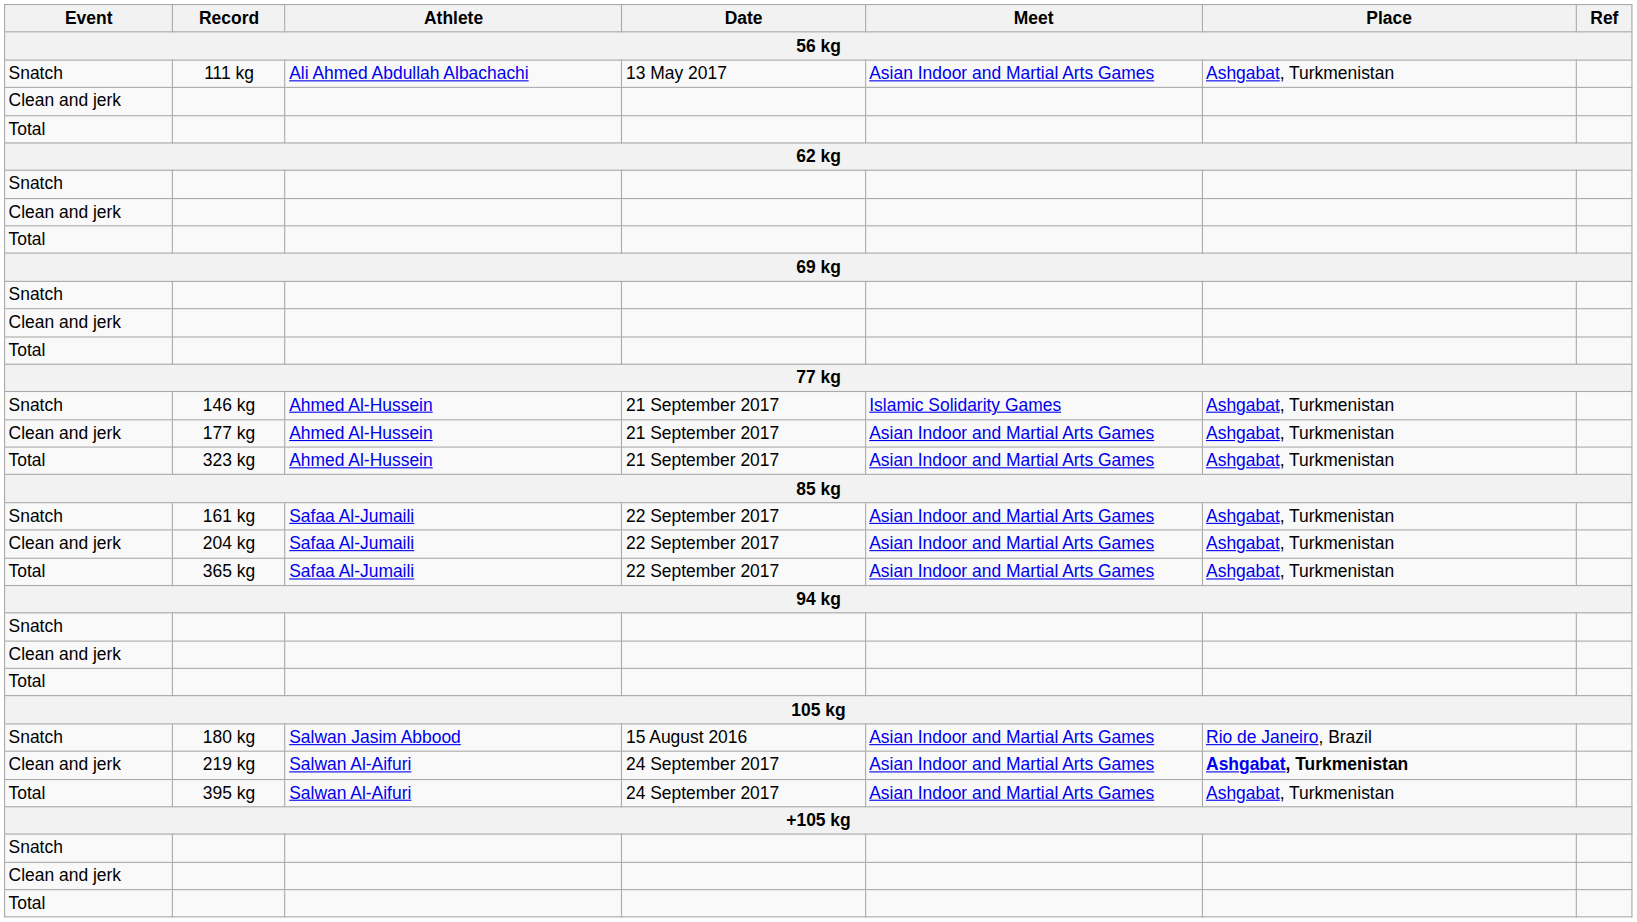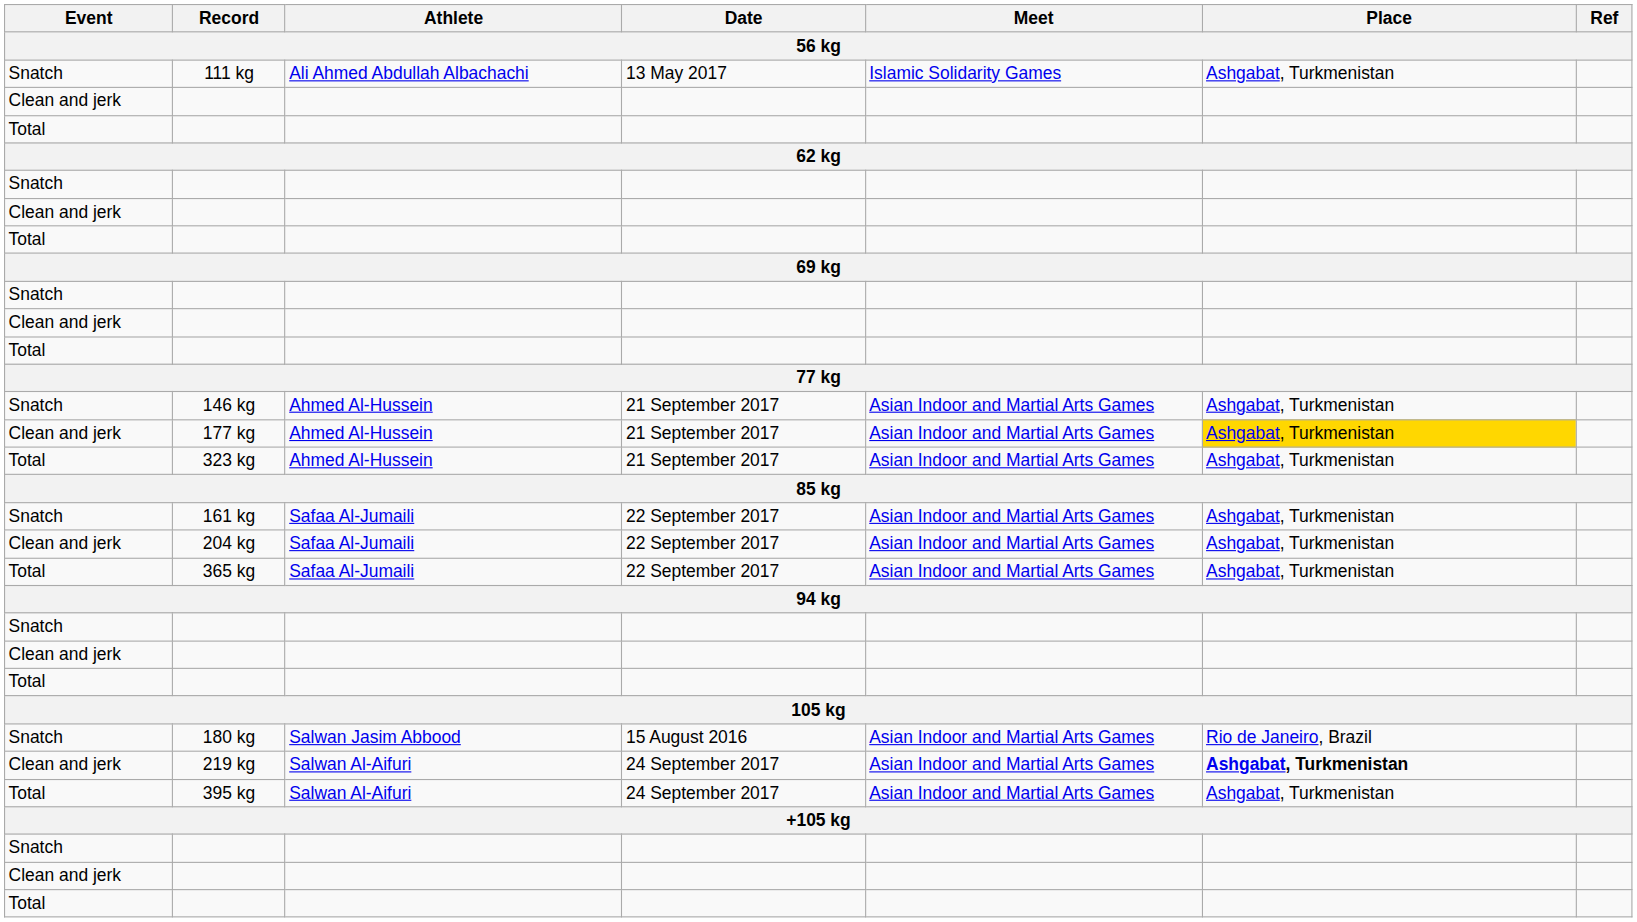(1012, 73) Asian Indoor and Martial Arts Games -> (965, 73) Islamic Solidarity Games
(965, 405) Islamic Solidarity Games -> (1012, 405) Asian Indoor and Martial Arts Games
(1300, 433) no background -> (1300, 433) gold background
